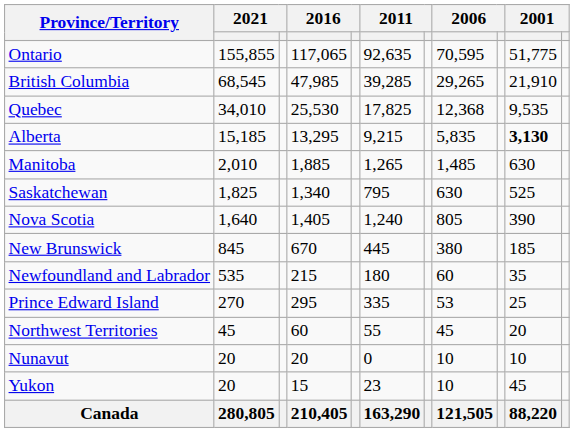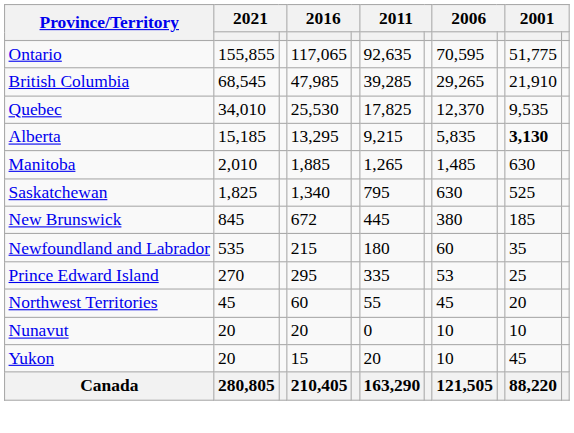(460, 109) 12,368 -> (460, 109) 12,370
- row: (51, 219)
(304, 247) 670 -> (304, 219) 672
(372, 385) 23 -> (372, 358) 20
